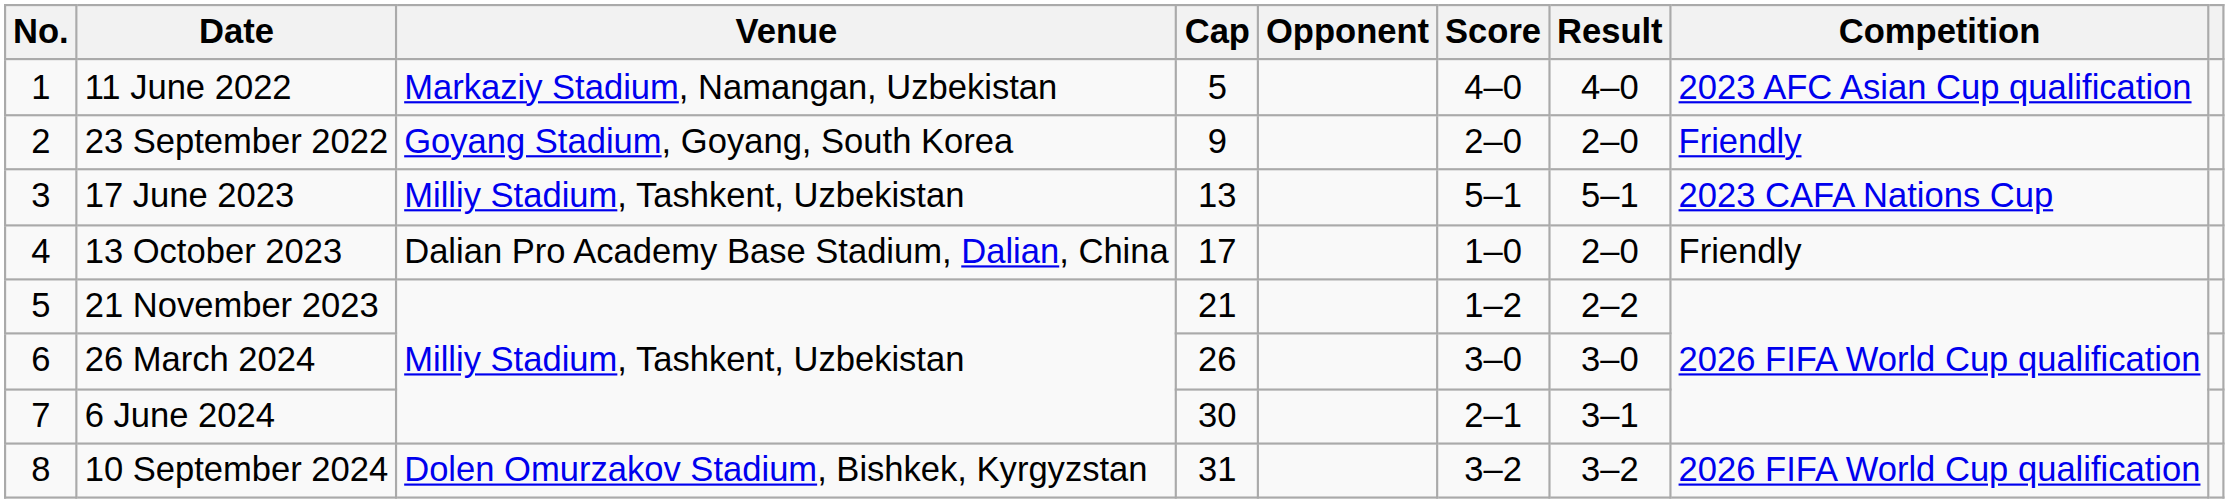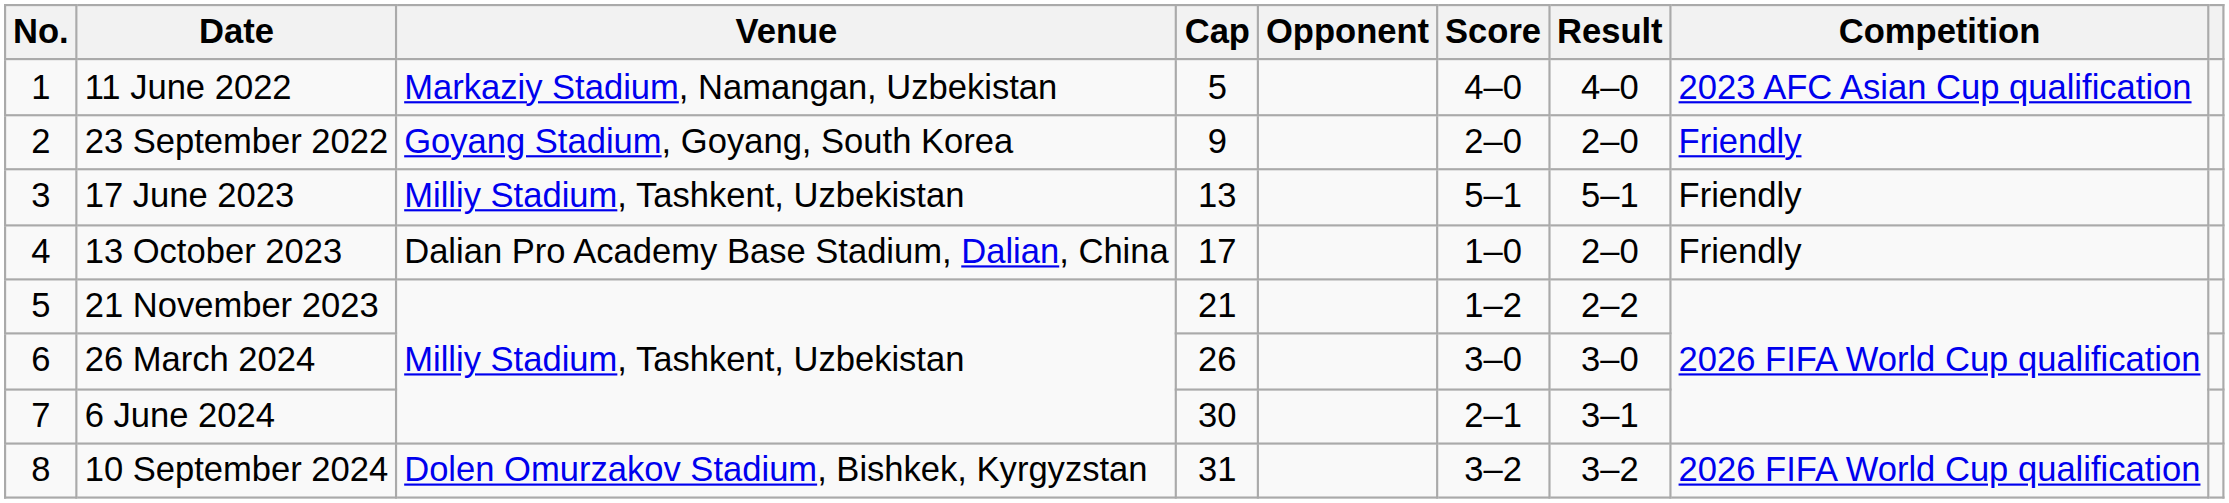(1866, 196) 2023 CAFA Nations Cup -> (1740, 196) Friendly
